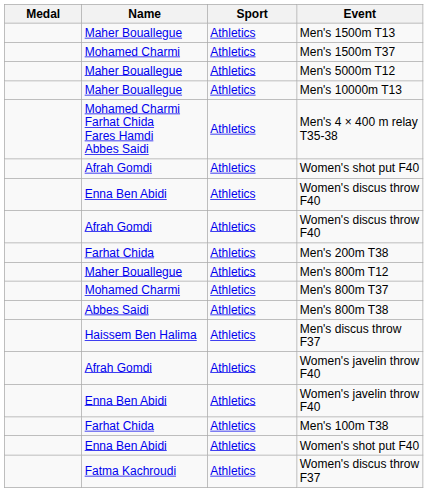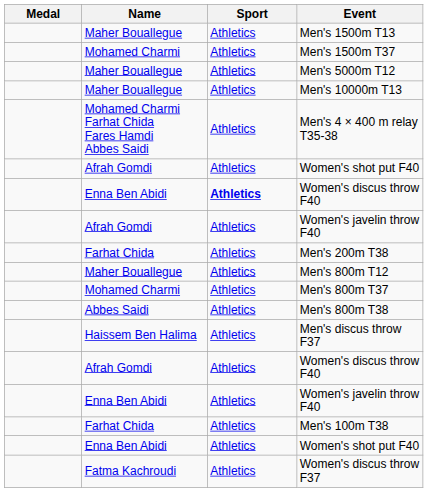(233, 194) normal -> (236, 194) bold
rows swapped: (118, 368) <-> (118, 227)
